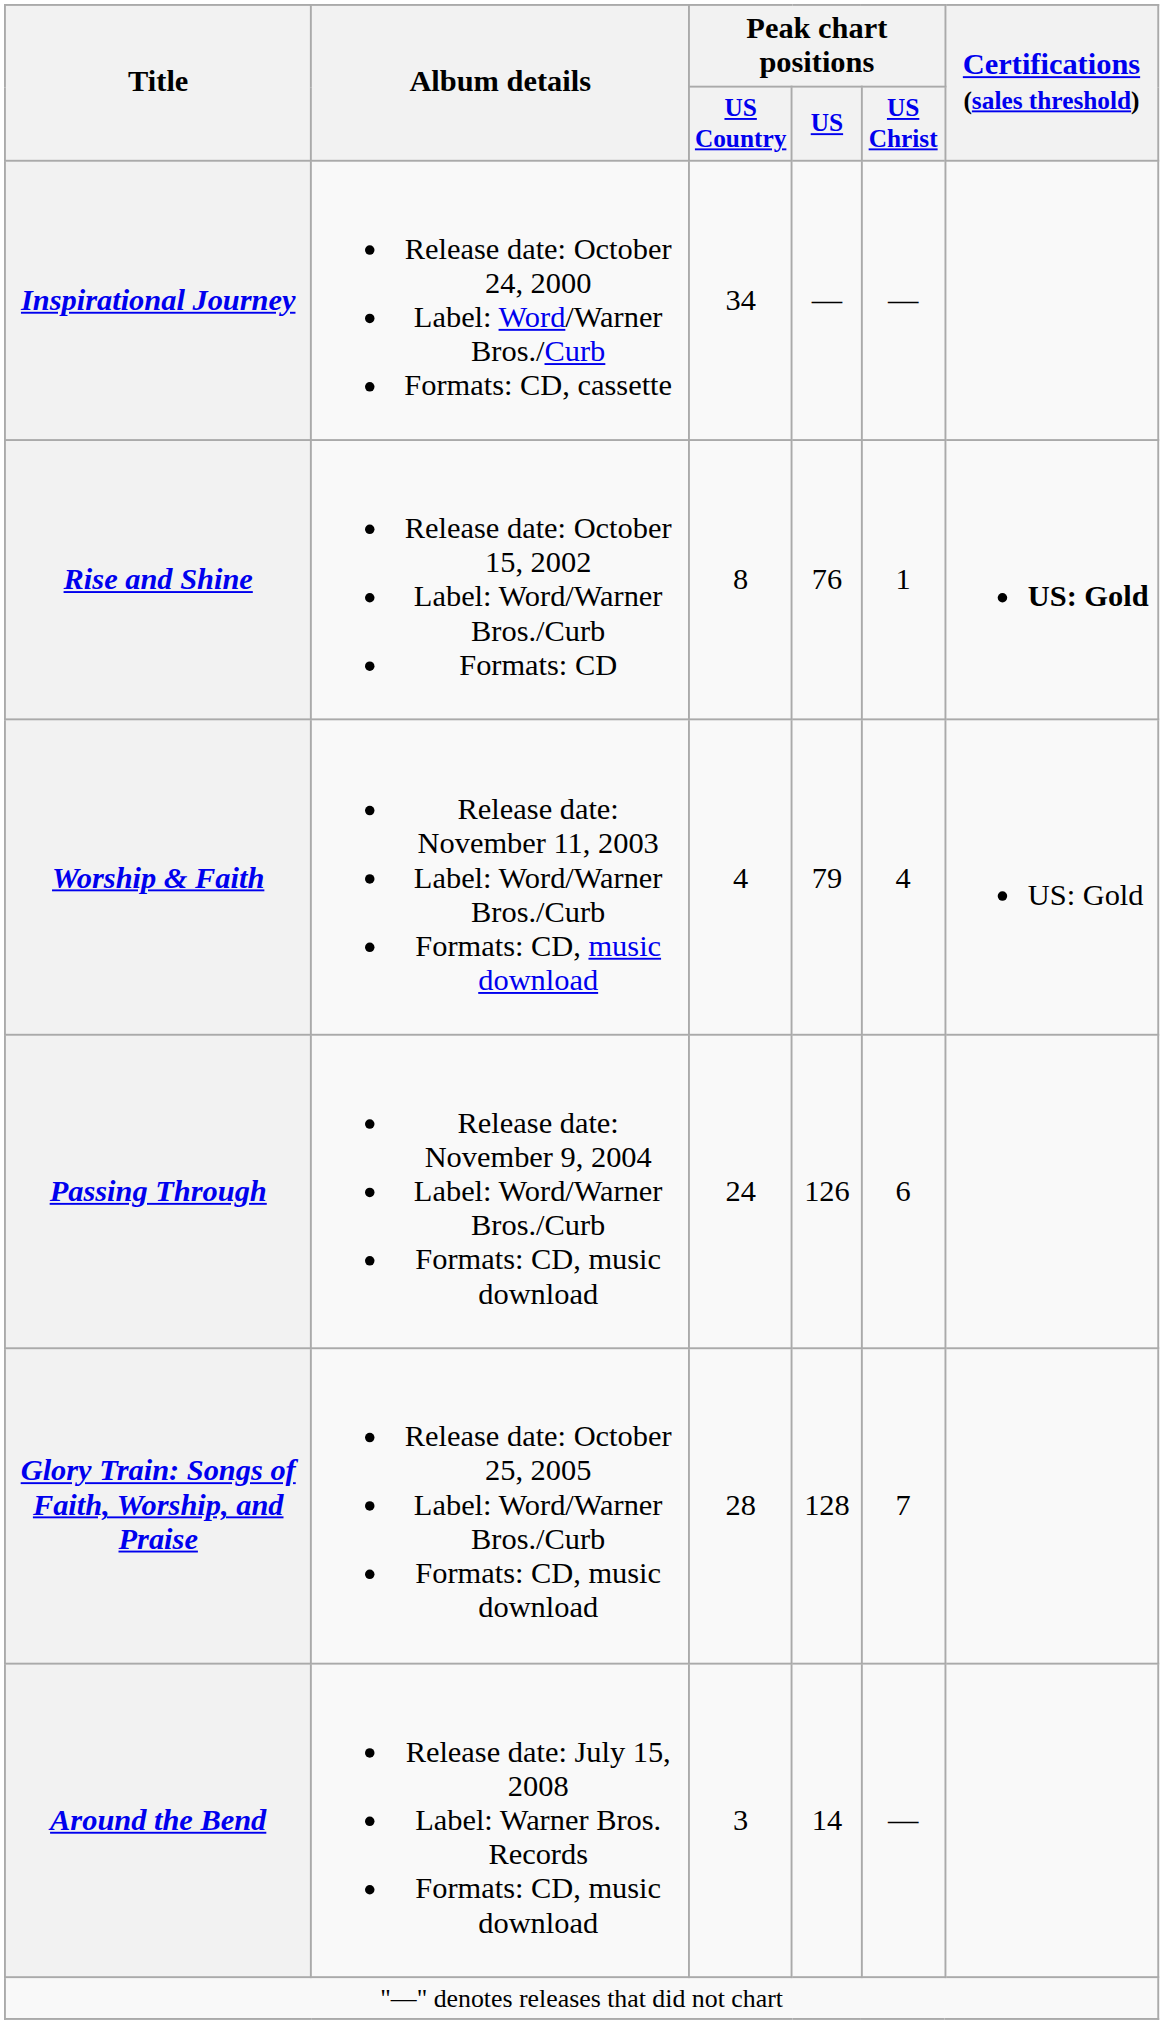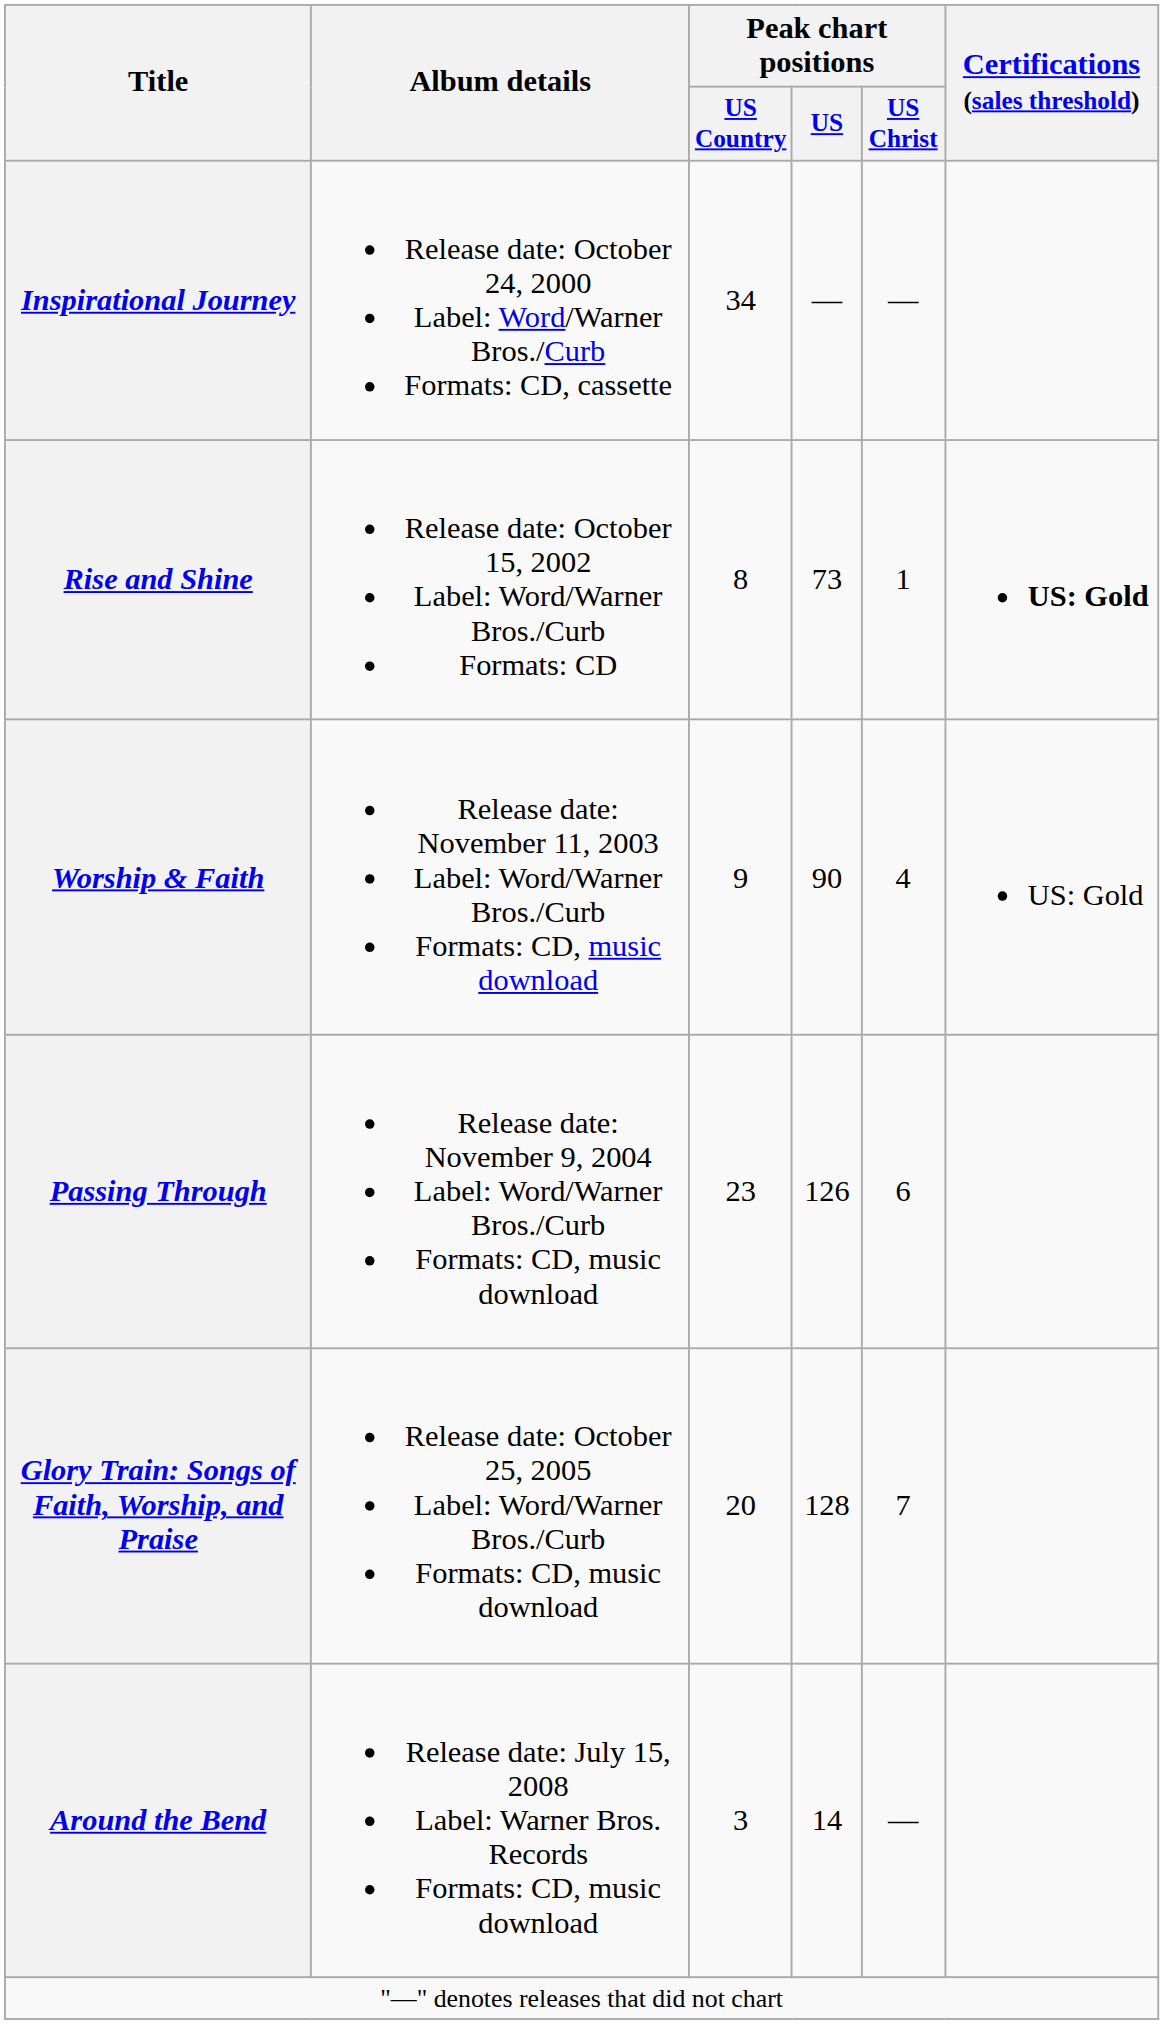(827, 579) 76 -> (827, 579) 73
(741, 876) 4 -> (741, 876) 9
(827, 876) 79 -> (827, 876) 90
(741, 1191) 24 -> (741, 1191) 23
(741, 1505) 28 -> (741, 1505) 20
